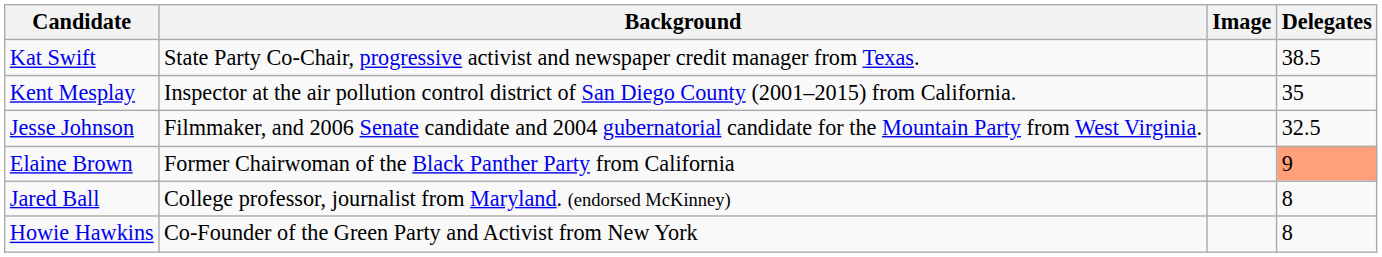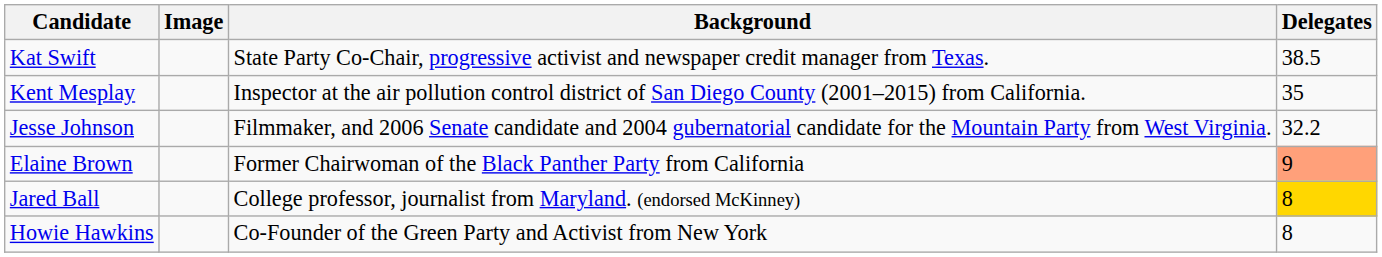columns swapped: (1242, 22) <-> (683, 22)
(1301, 127) 32.5 -> (1301, 127) 32.2
(1287, 198) no background -> (1287, 198) gold background
